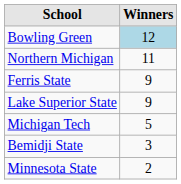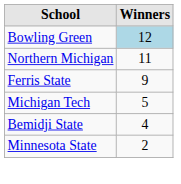- row: (62, 102)
(148, 146) 3 -> (145, 124) 4
